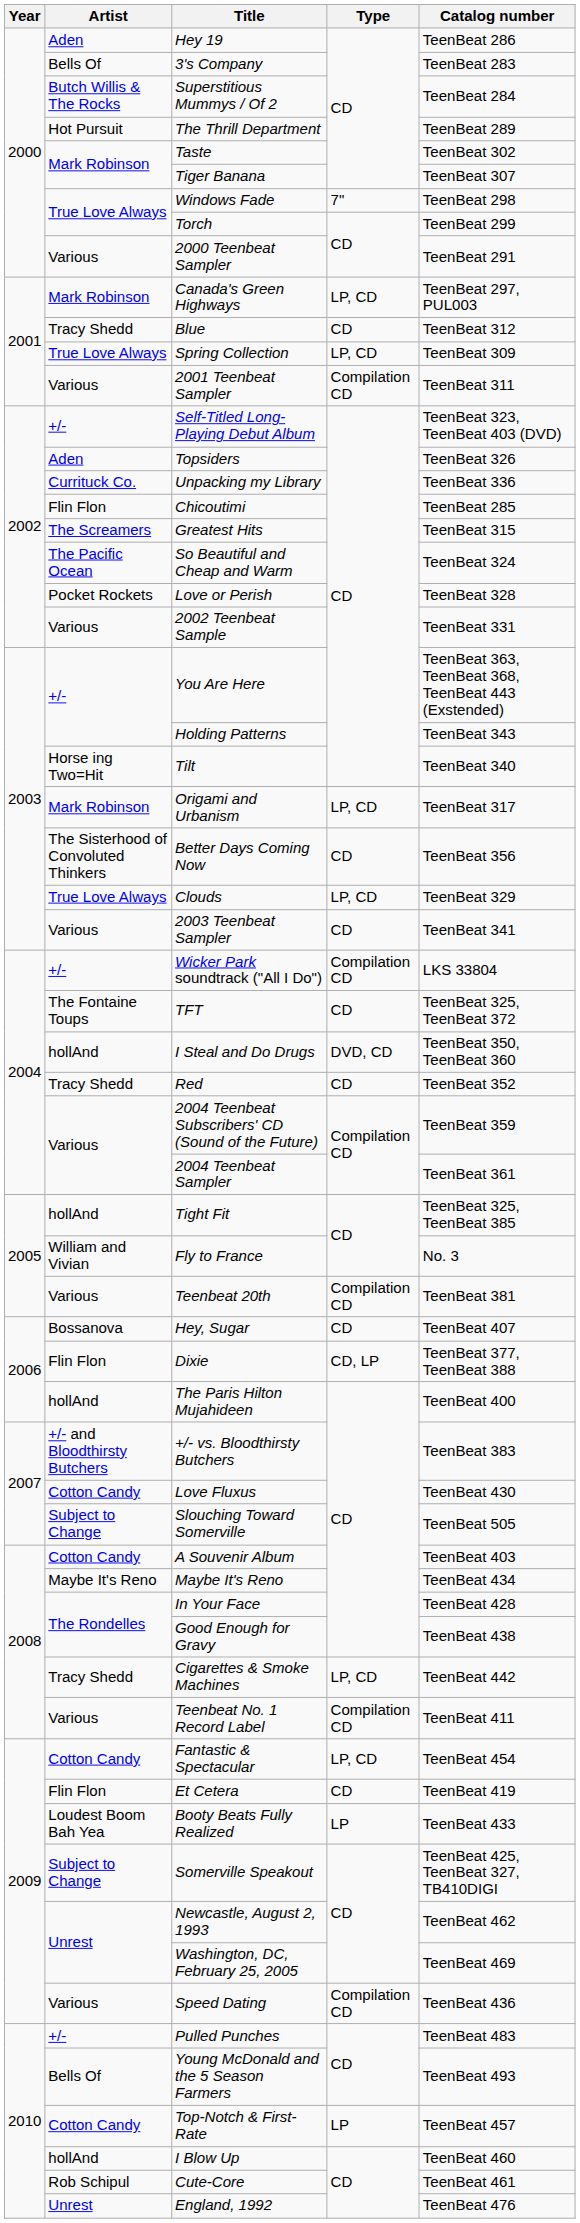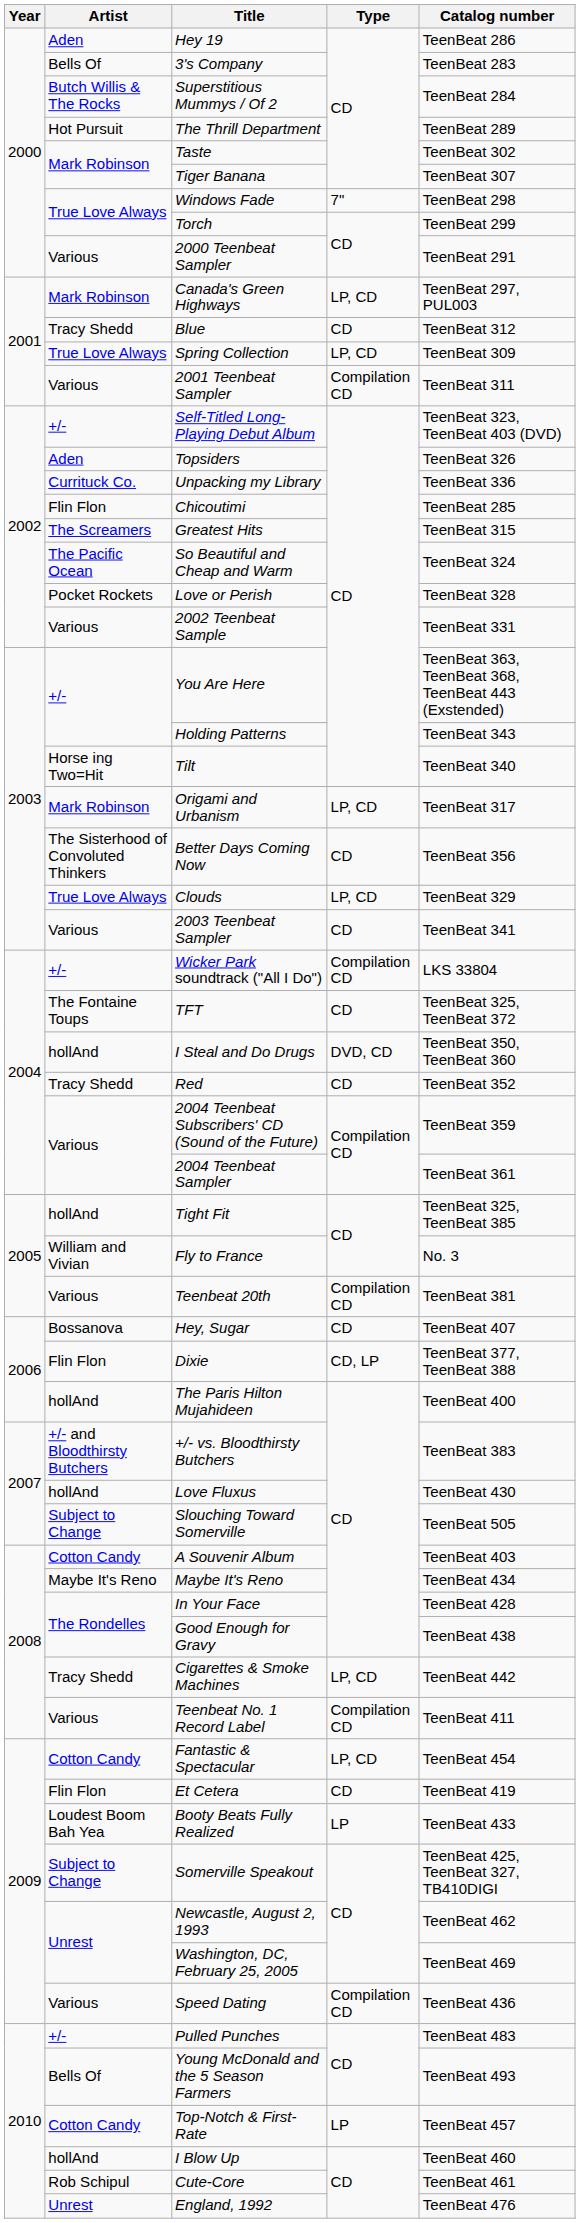(94, 1491) Cotton Candy -> (73, 1491) hollAnd
